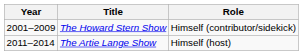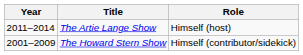rows swapped: (113, 27) <-> (108, 43)
